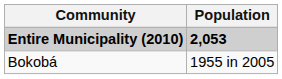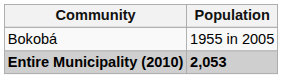rows swapped: (96, 39) <-> (33, 62)
